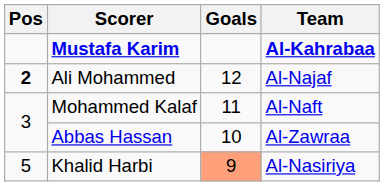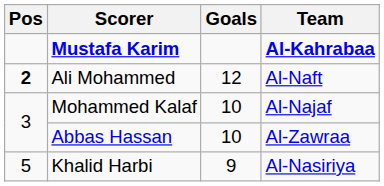(299, 78) Al-Najaf -> (294, 78) Al-Naft
(231, 107) 11 -> (231, 107) 10
(294, 107) Al-Naft -> (299, 107) Al-Najaf
(231, 166) lightsalmon background -> (231, 166) no background
